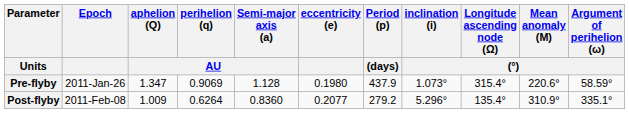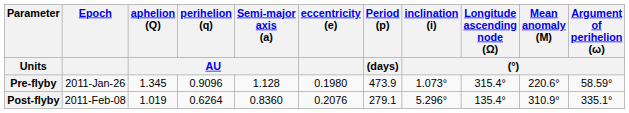(153, 83) 1.347 -> (153, 83) 1.345
(206, 83) 0.9069 -> (206, 83) 0.9096
(383, 83) 437.9 -> (383, 83) 473.9
(153, 100) 1.009 -> (153, 100) 1.019
(331, 100) 0.2077 -> (331, 100) 0.2076
(383, 100) 279.2 -> (383, 100) 279.1
